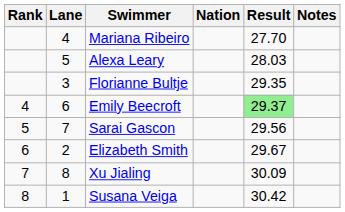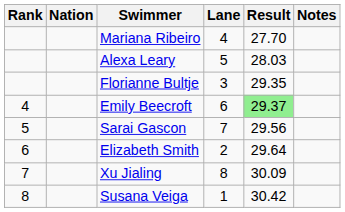columns swapped: (66, 15) <-> (218, 15)
(269, 151) 29.67 -> (269, 151) 29.64
